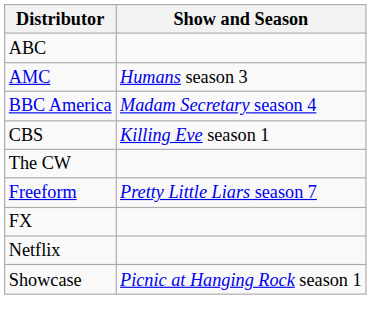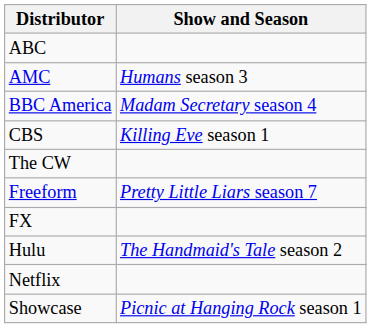+ row: (27, 250)
